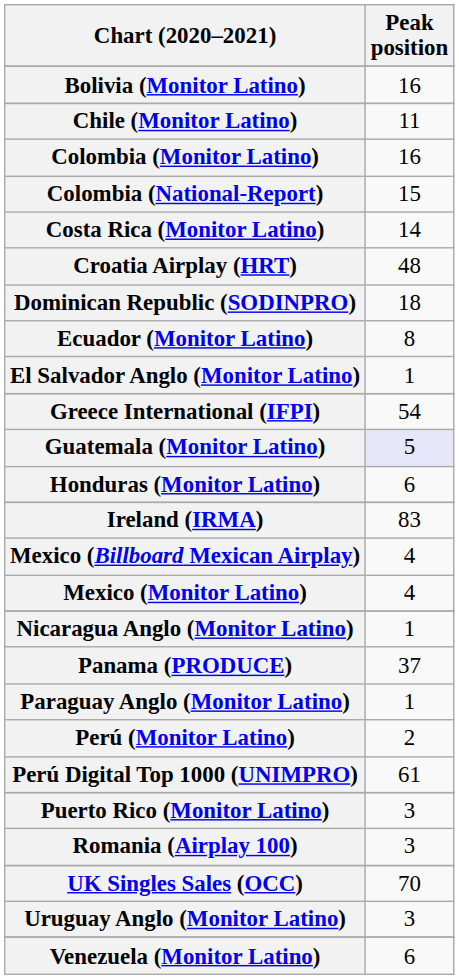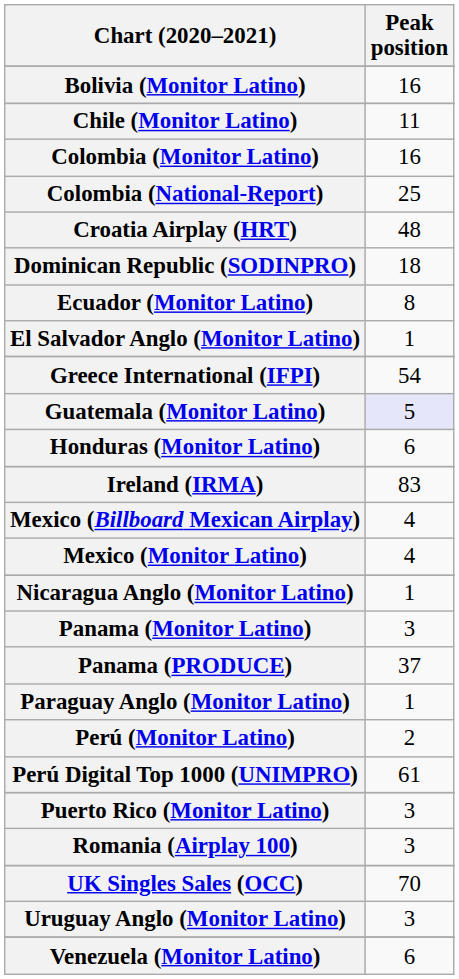(409, 193) 15 -> (409, 193) 25
- row: (185, 229)
+ row: (185, 628)
